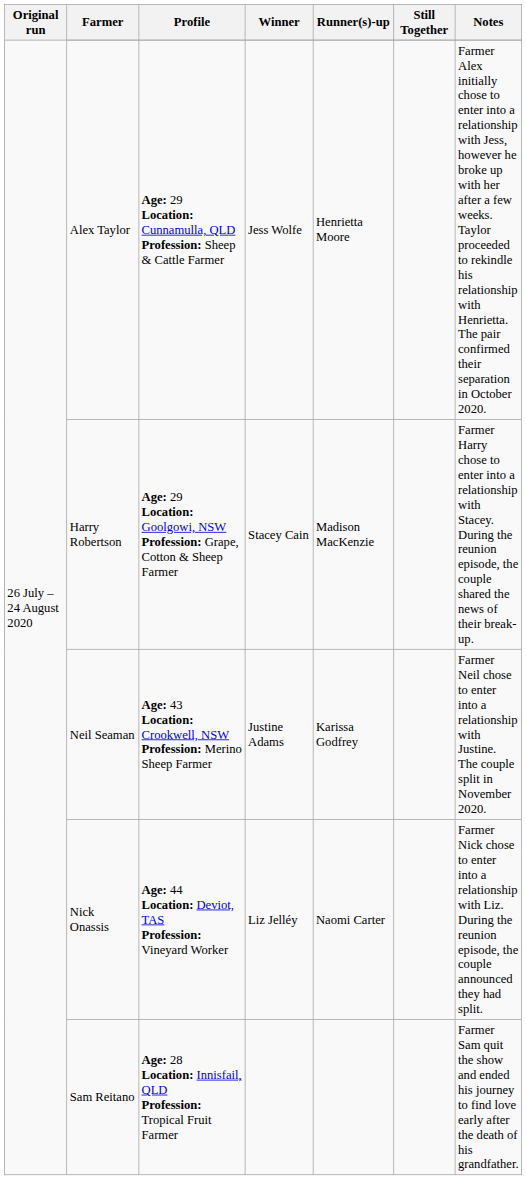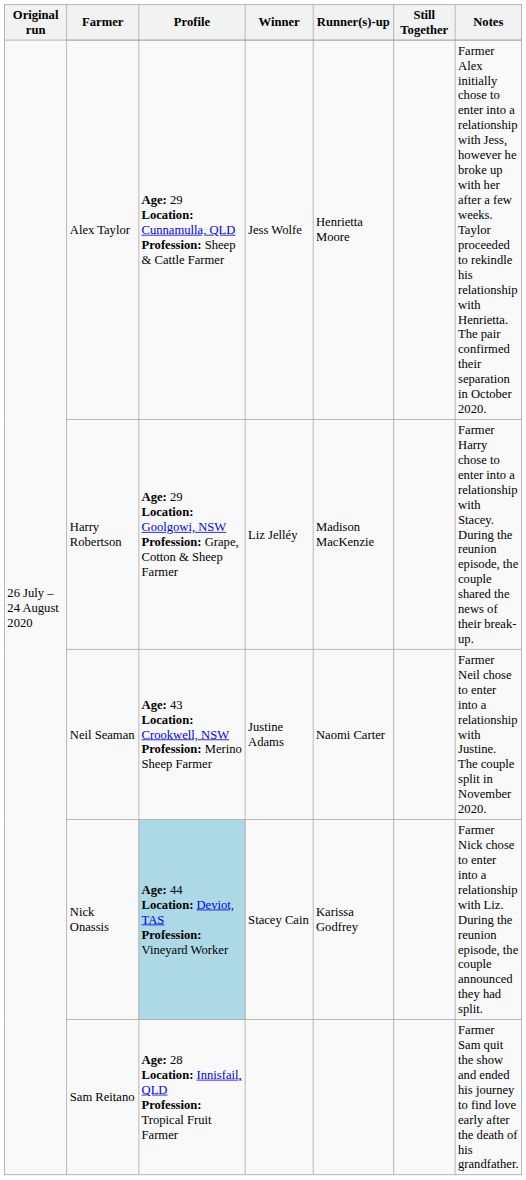(278, 534) Stacey Cain -> (273, 534) Liz Jelléy
(337, 734) Karissa Godfrey -> (350, 734) Naomi Carter
(188, 919) no background -> (188, 919) lightblue background
(273, 919) Liz Jelléy -> (278, 919) Stacey Cain
(350, 919) Naomi Carter -> (337, 919) Karissa Godfrey
